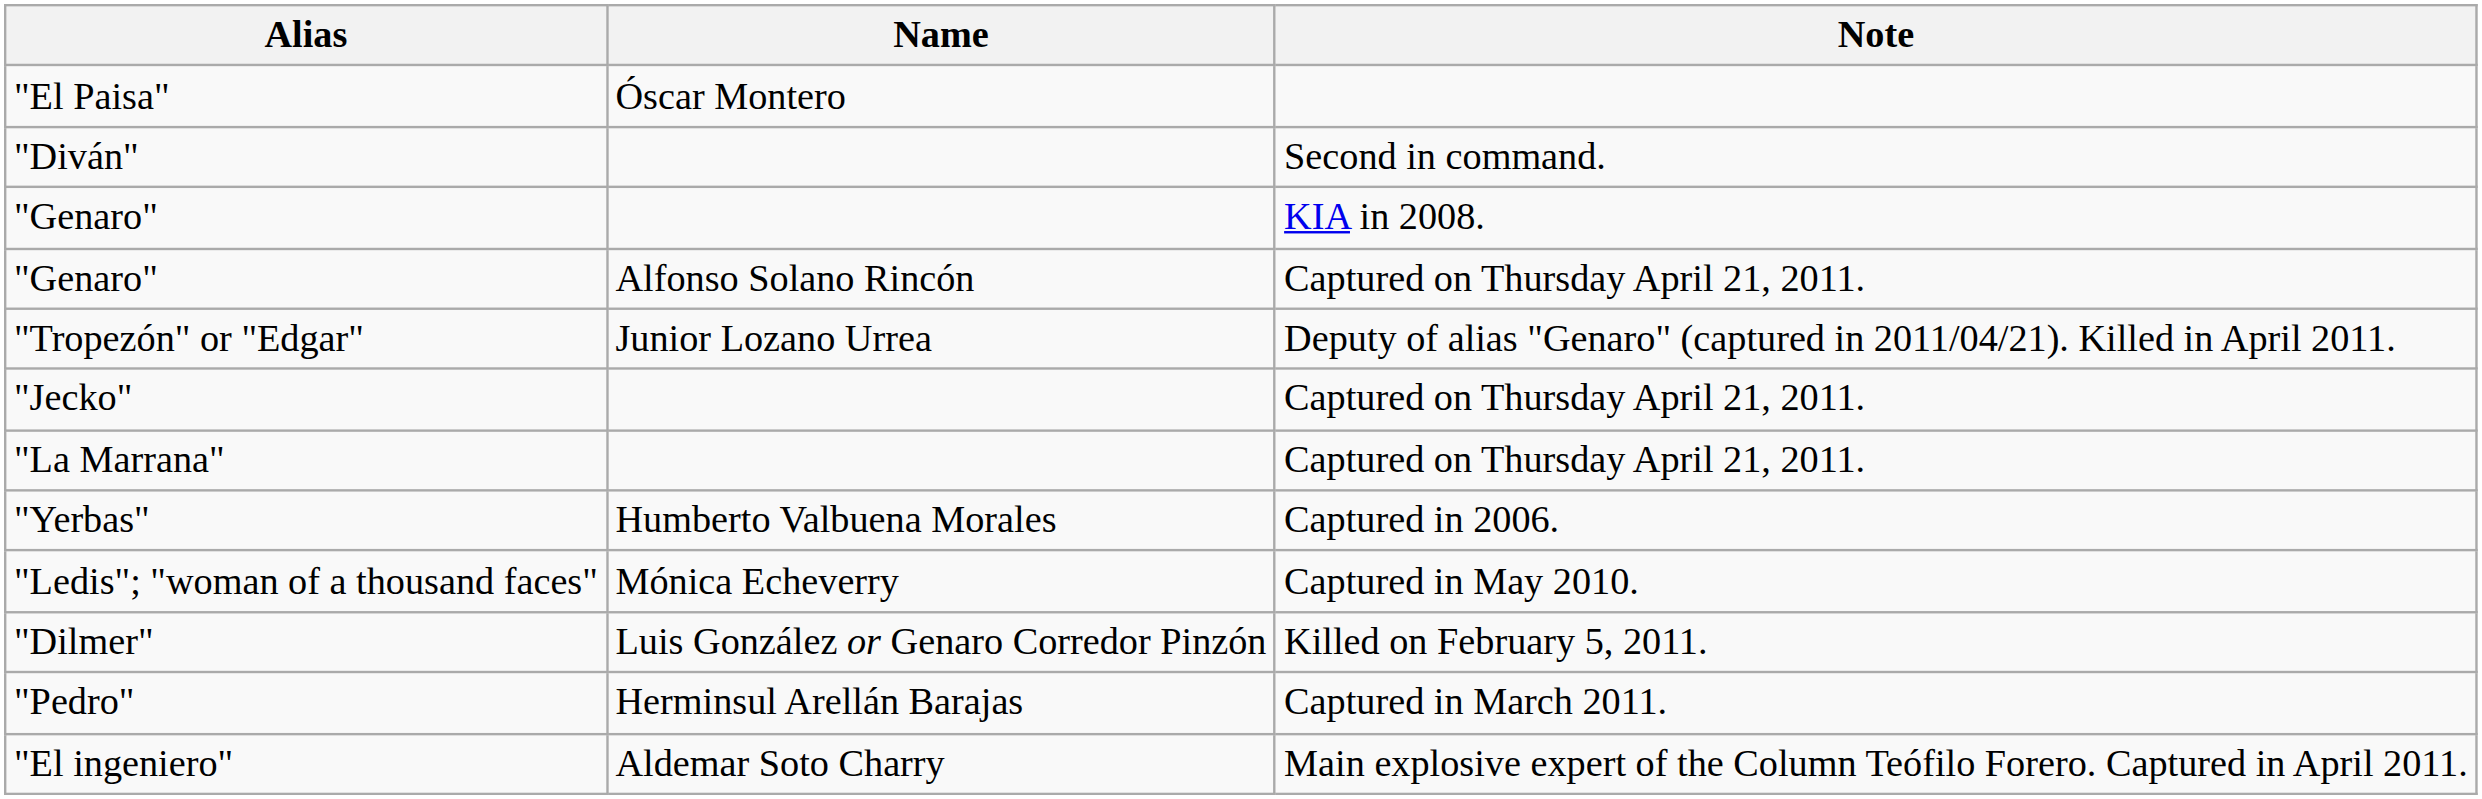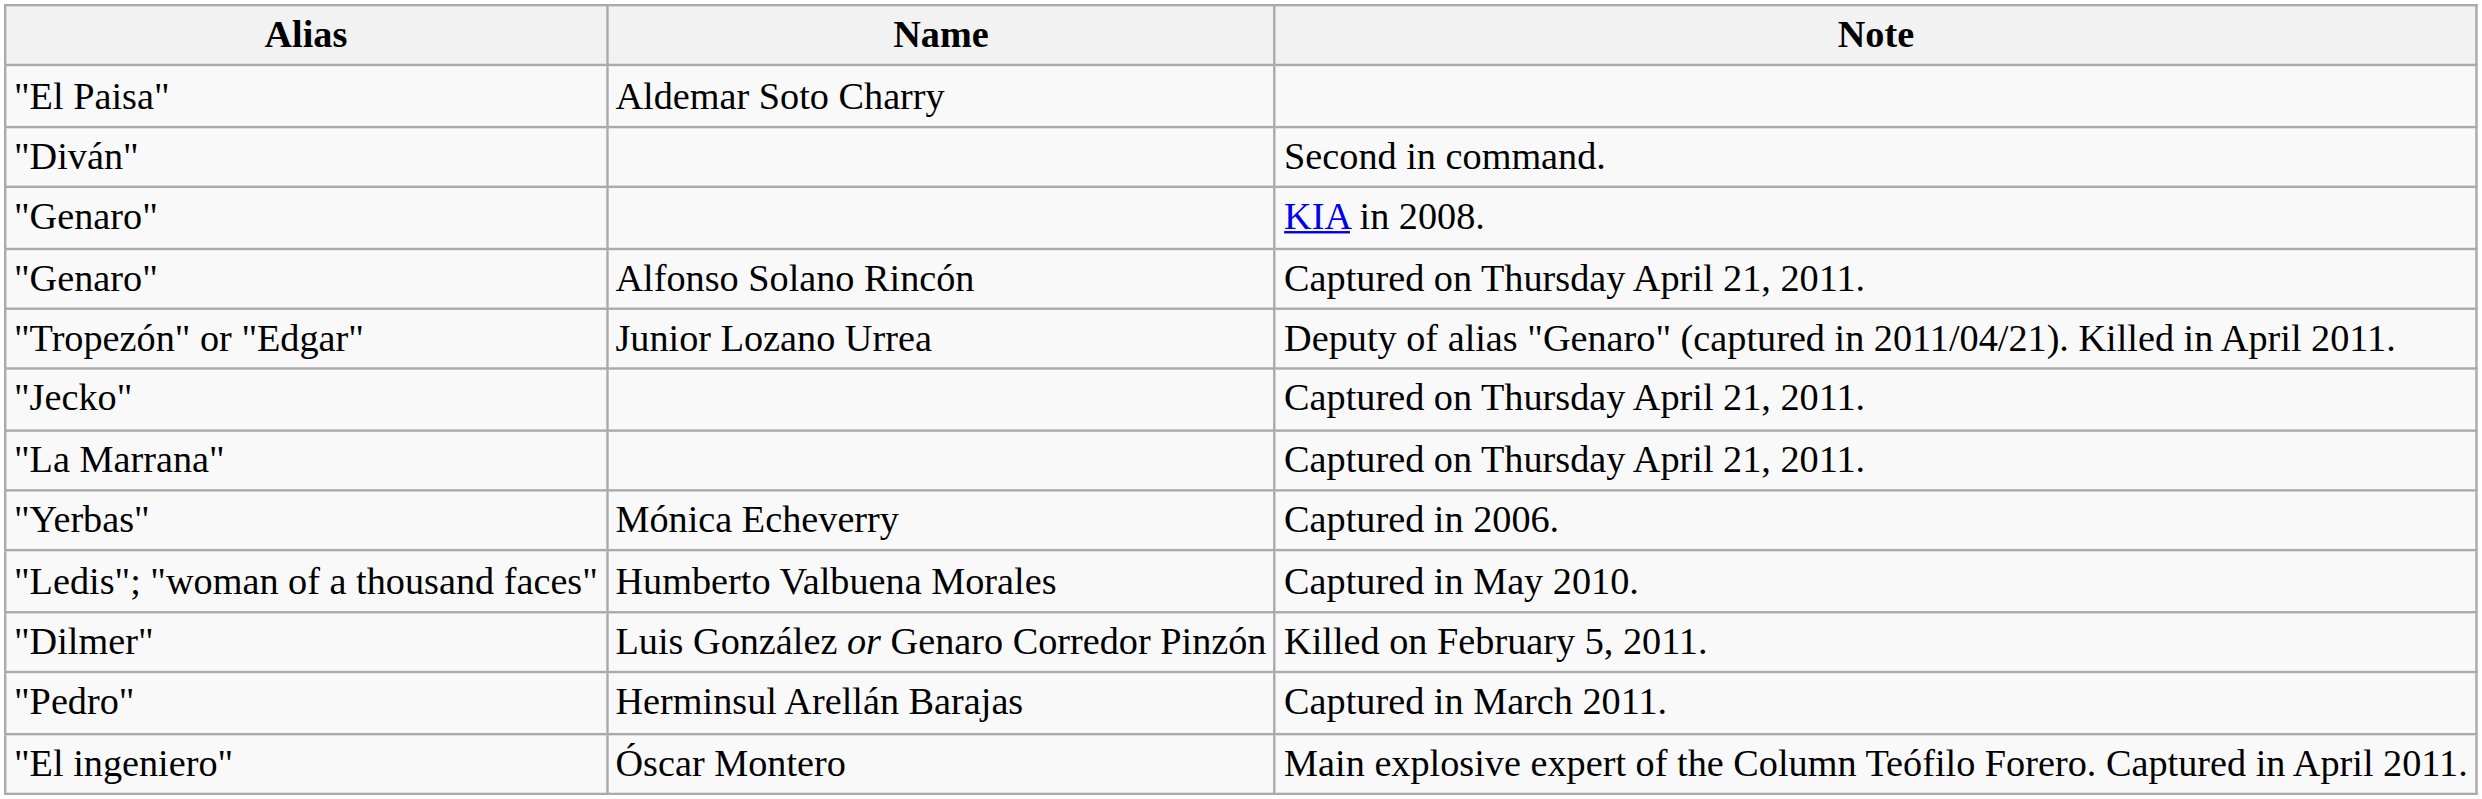(731, 95) Óscar Montero -> (780, 95) Aldemar Soto Charry
(836, 519) Humberto Valbuena Morales -> (757, 519) Mónica Echeverry
(757, 580) Mónica Echeverry -> (836, 580) Humberto Valbuena Morales
(780, 762) Aldemar Soto Charry -> (731, 762) Óscar Montero
